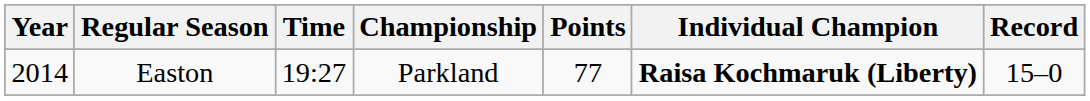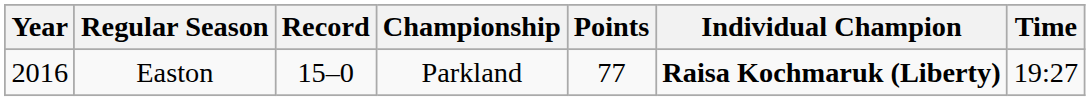columns swapped: (1034, 26) <-> (314, 26)
(40, 71) 2014 -> (40, 71) 2016
